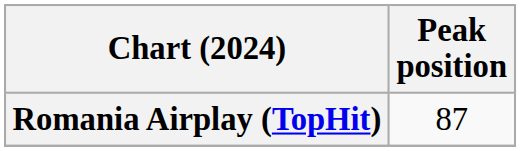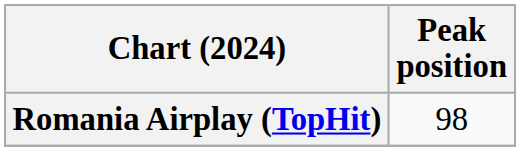(452, 118) 87 -> (452, 118) 98
